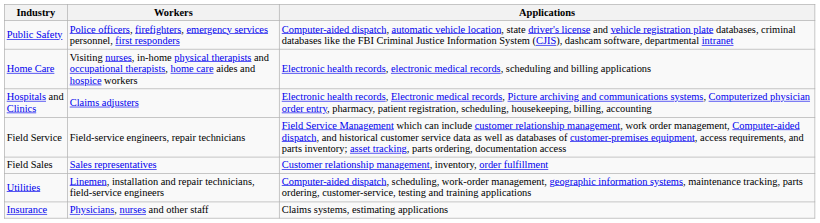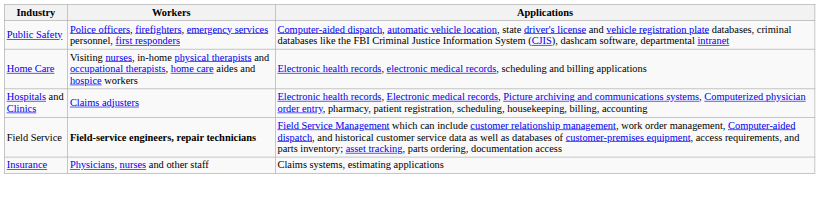(158, 137) normal -> (163, 137) bold
- row: (30, 165)
- row: (23, 187)
